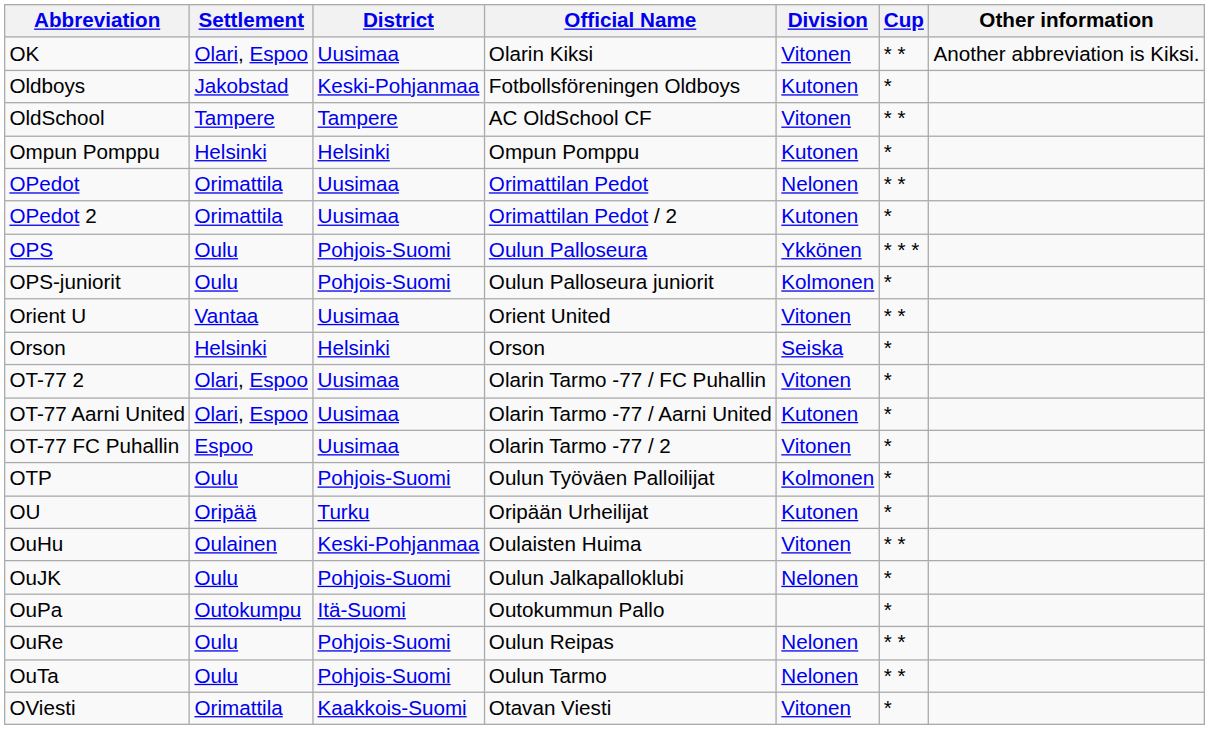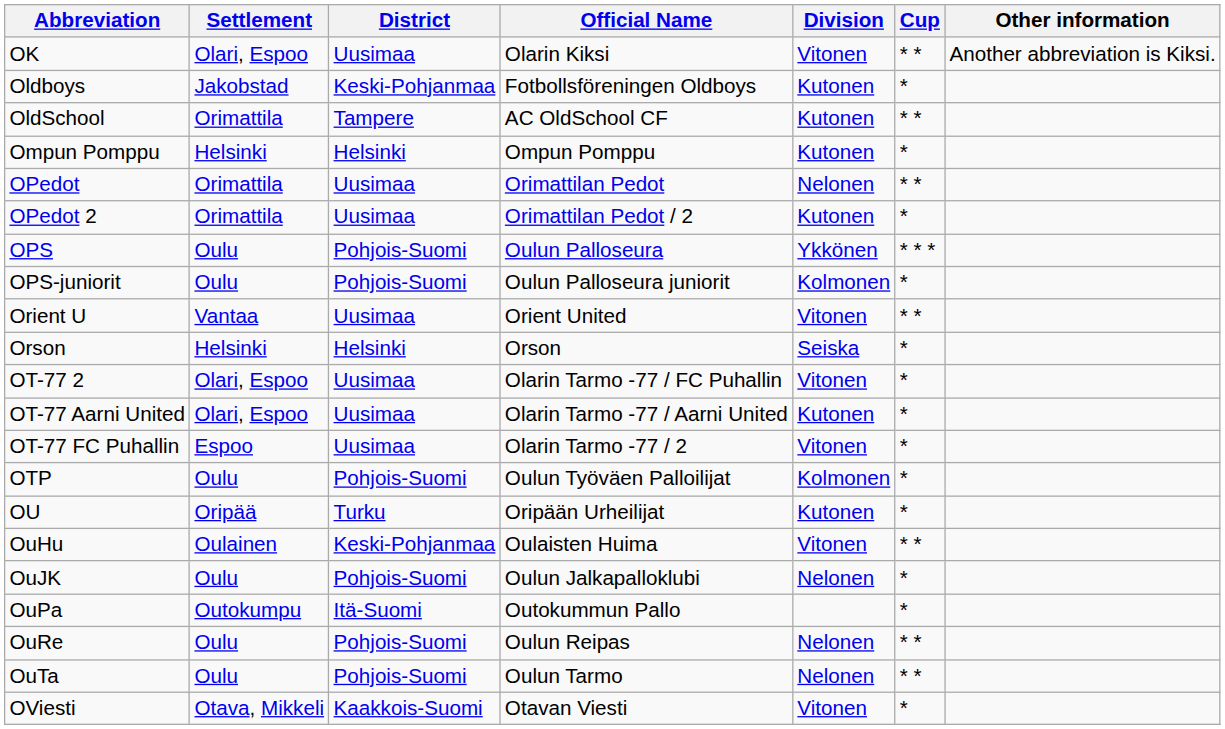(235, 119) Tampere -> (239, 119) Orimattila
(816, 119) Vitonen -> (836, 119) Kutonen
(239, 708) Orimattila -> (259, 708) Otava, Mikkeli
